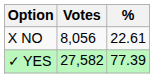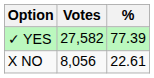rows swapped: (30, 61) <-> (25, 38)
